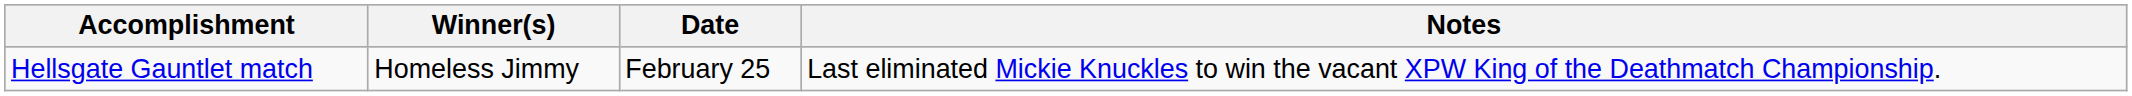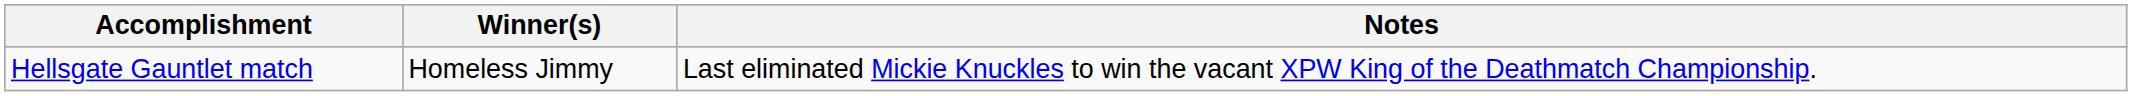- column: (710, 25)
